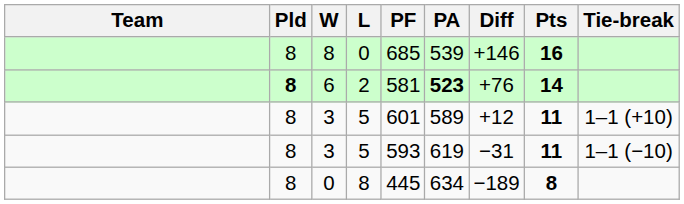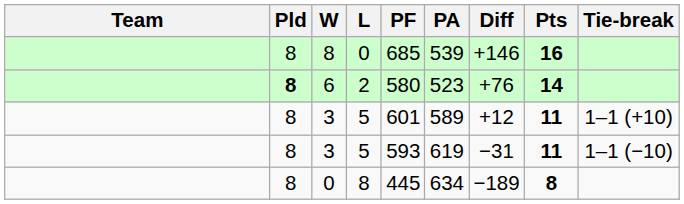(403, 85) 581 -> (403, 85) 580
(447, 85) bold -> (447, 85) normal
